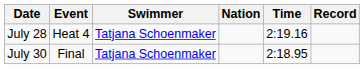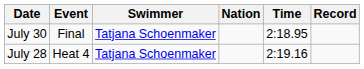rows swapped: (27, 34) <-> (27, 53)
